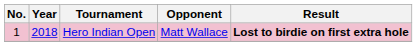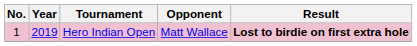(44, 32) 2018 -> (44, 32) 2019
